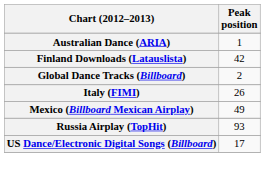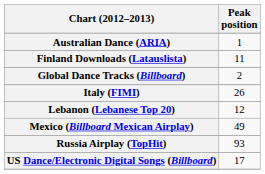(239, 59) 42 -> (239, 59) 11
+ row: (112, 110)
